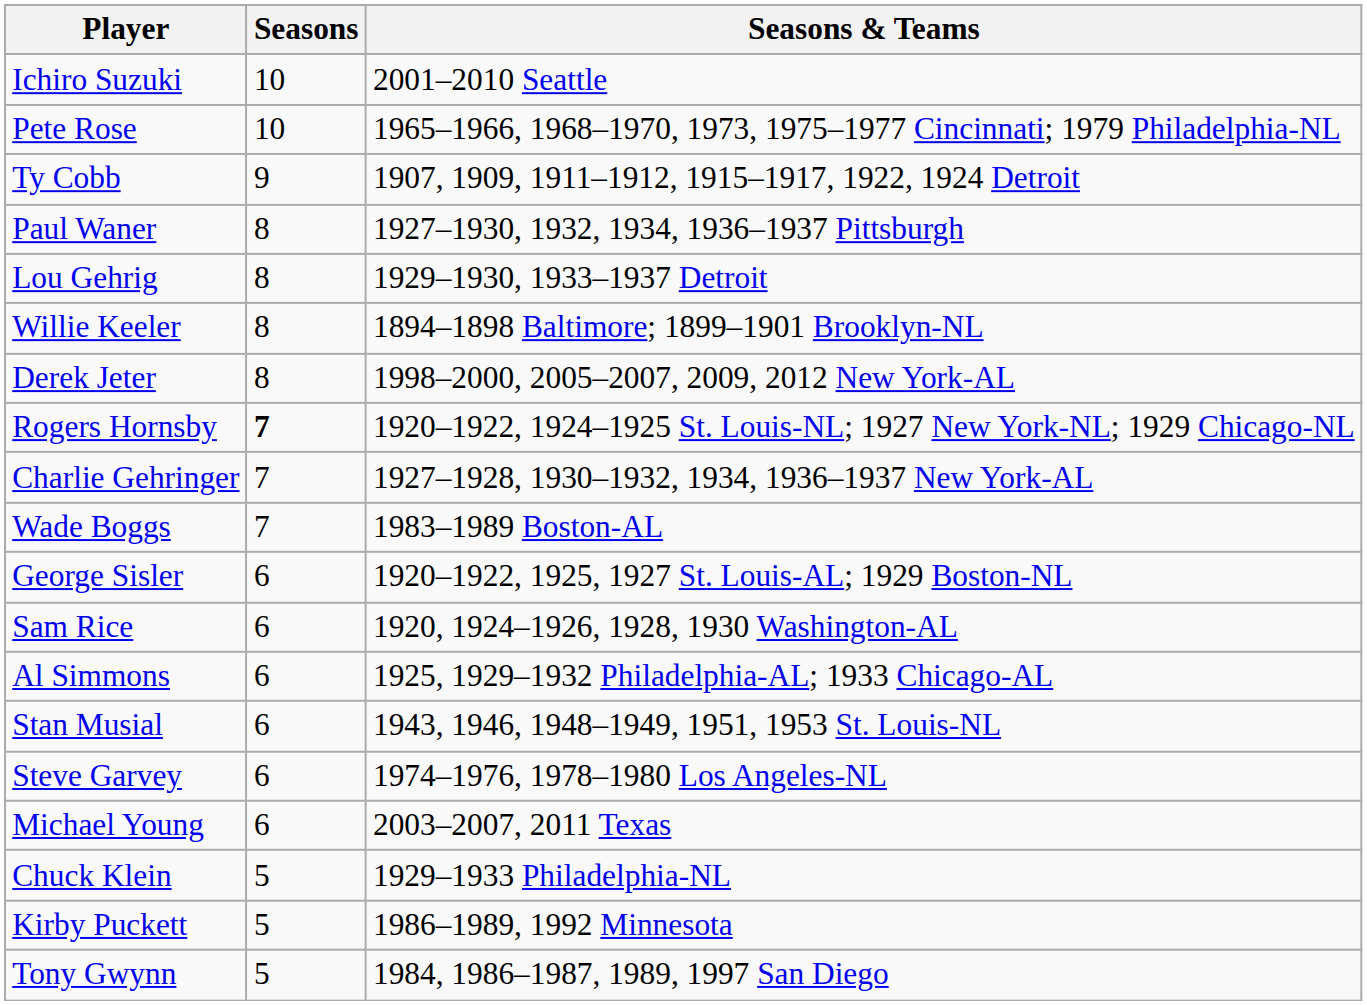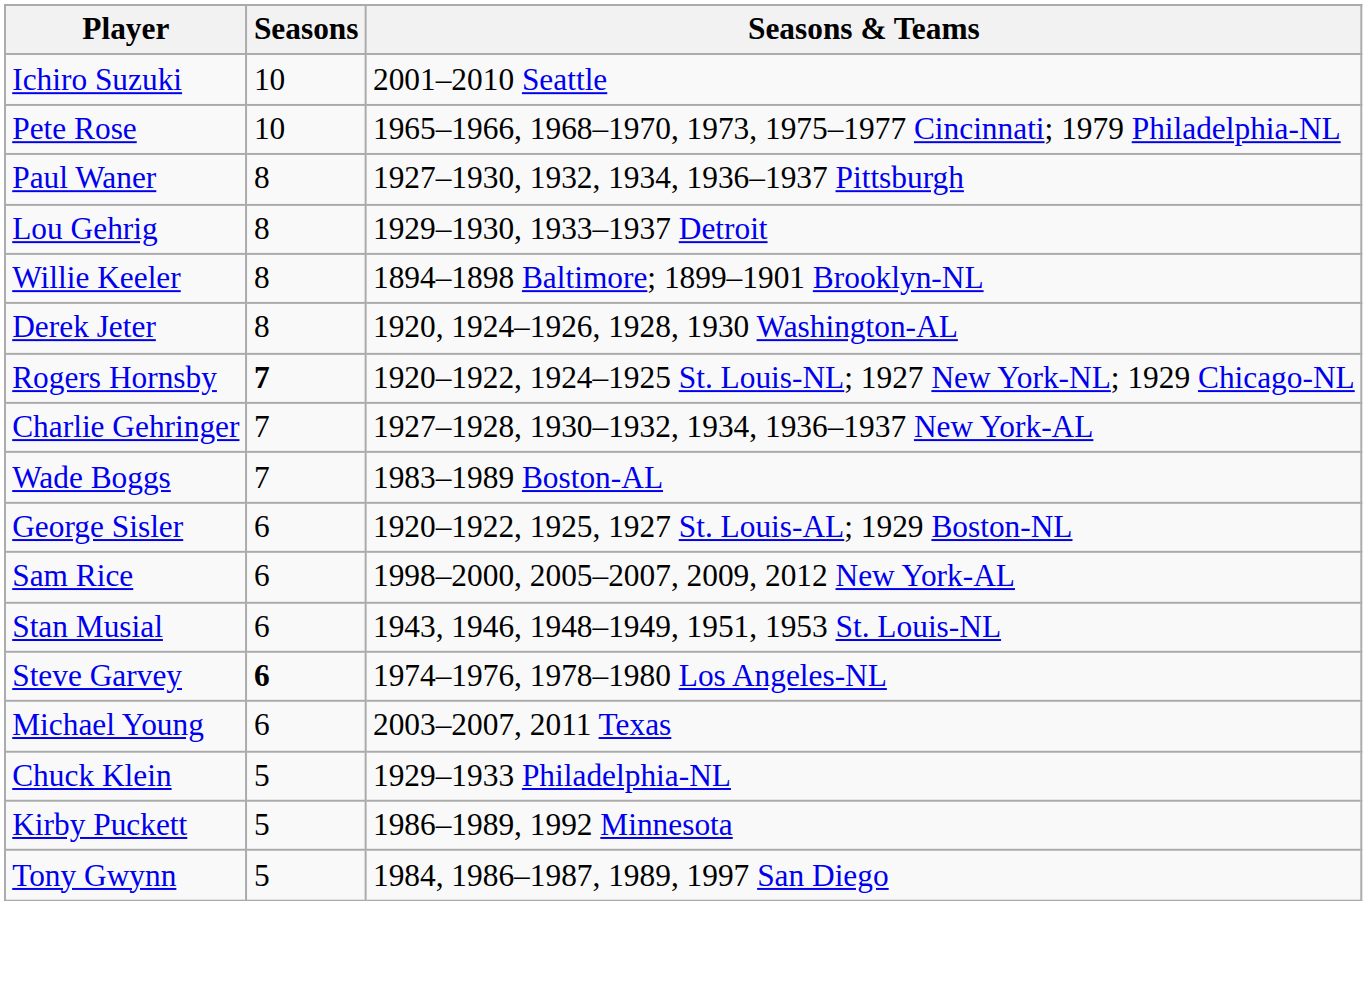- row: (66, 178)
(694, 377) 1998–2000, 2005–2007, 2009, 2012 New York-AL -> (665, 327) 1920, 1924–1926, 1928, 1930 Washington-AL
(665, 626) 1920, 1924–1926, 1928, 1930 Washington-AL -> (694, 576) 1998–2000, 2005–2007, 2009, 2012 New York-AL
- row: (91, 675)
(262, 775) normal -> (262, 675) bold
